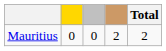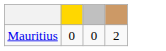- column: (144, 14)
